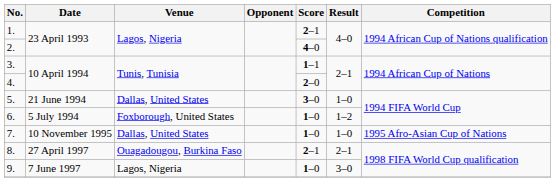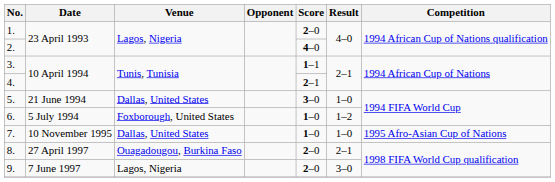(311, 30) 2–1 -> (311, 30) 2–0
(311, 82) 2–0 -> (311, 82) 2–1
(311, 151) 2–1 -> (311, 151) 2–0
(311, 168) 1–0 -> (311, 168) 2–0
